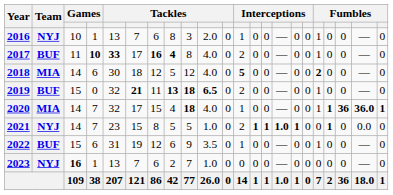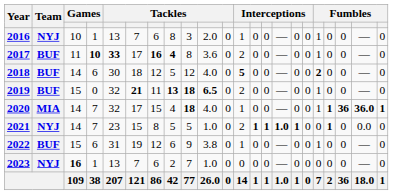(210, 54) 4.0 -> (210, 54) 3.6
(48, 72) MIA -> (48, 72) BUF
(210, 144) 3.5 -> (210, 144) 3.8
